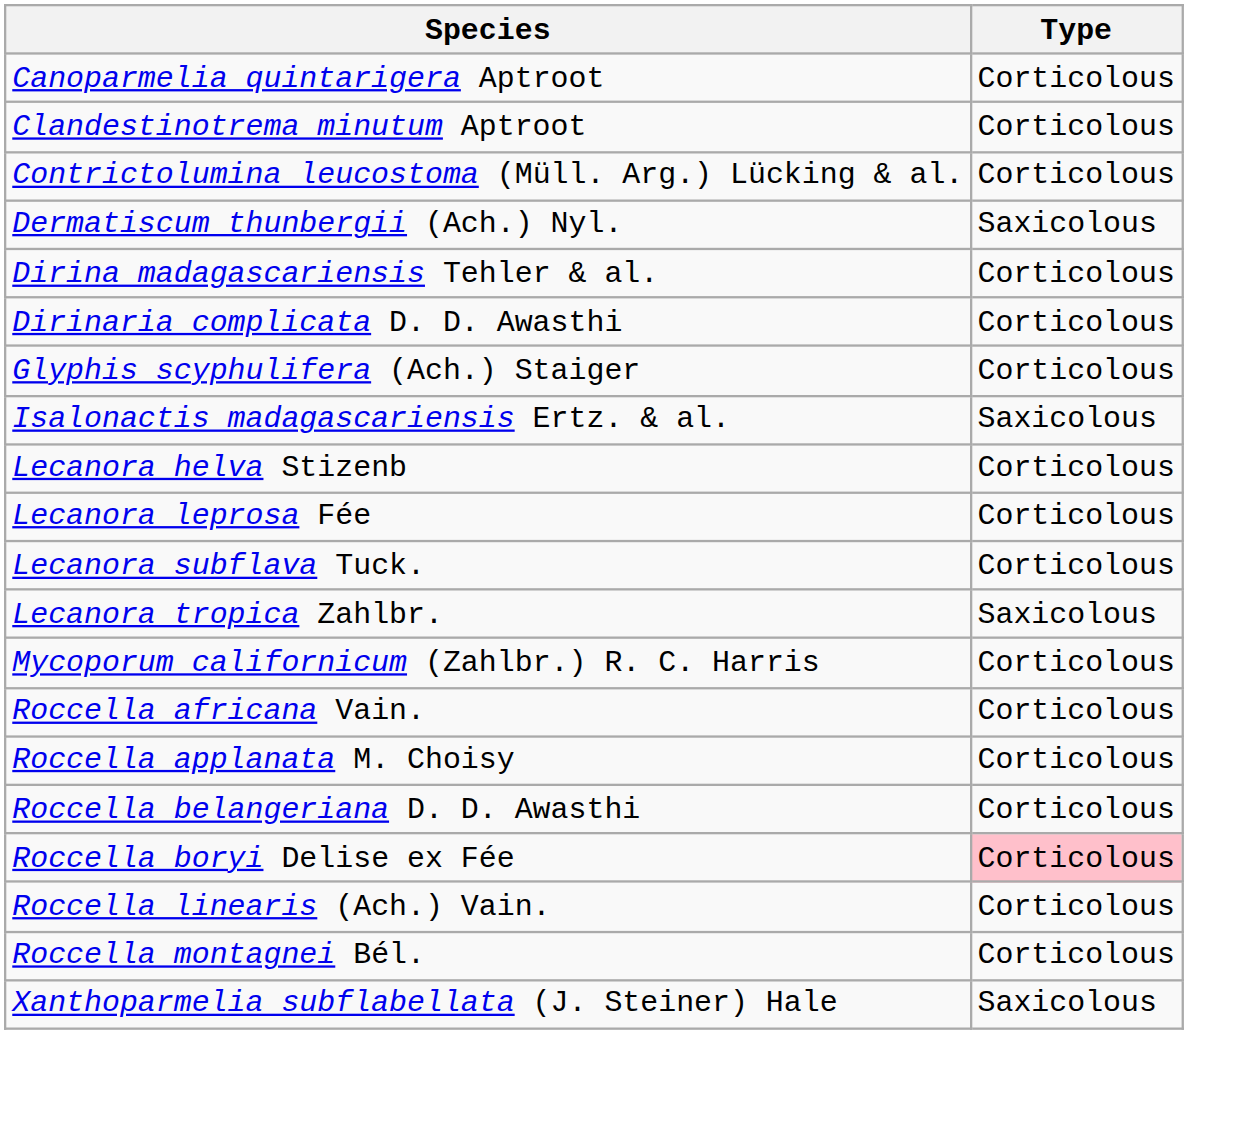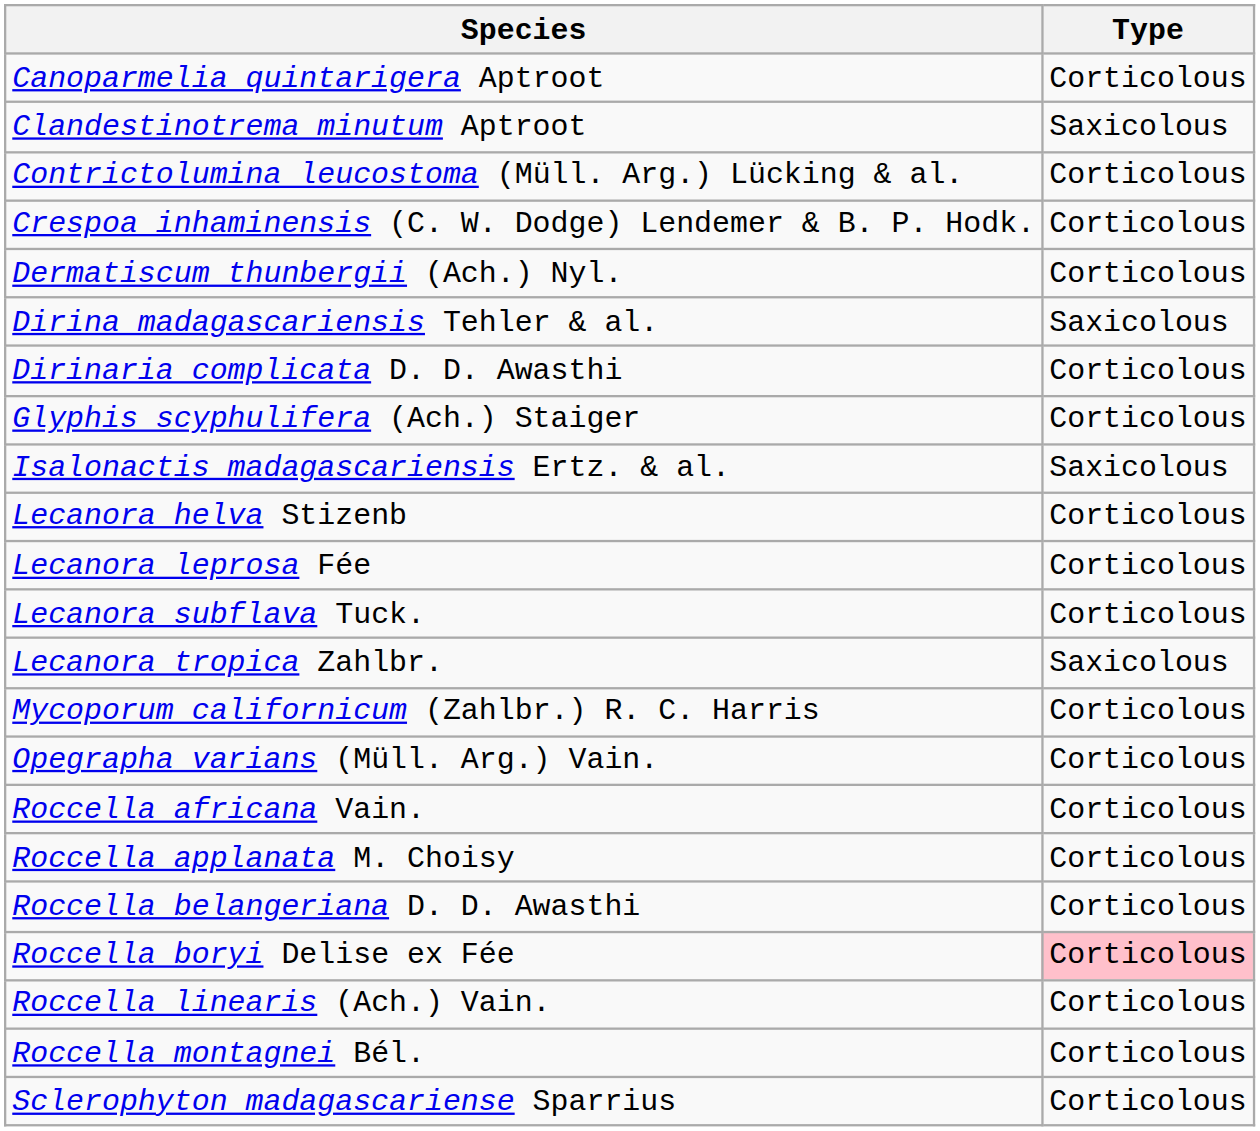(1076, 127) Corticolous -> (1139, 127) Saxicolous
+ row: (524, 224)
(1067, 224) Saxicolous -> (1148, 273) Corticolous
(1076, 273) Corticolous -> (1139, 322) Saxicolous
+ row: (335, 760)
+ row: (344, 1102)
- row: (425, 1004)
